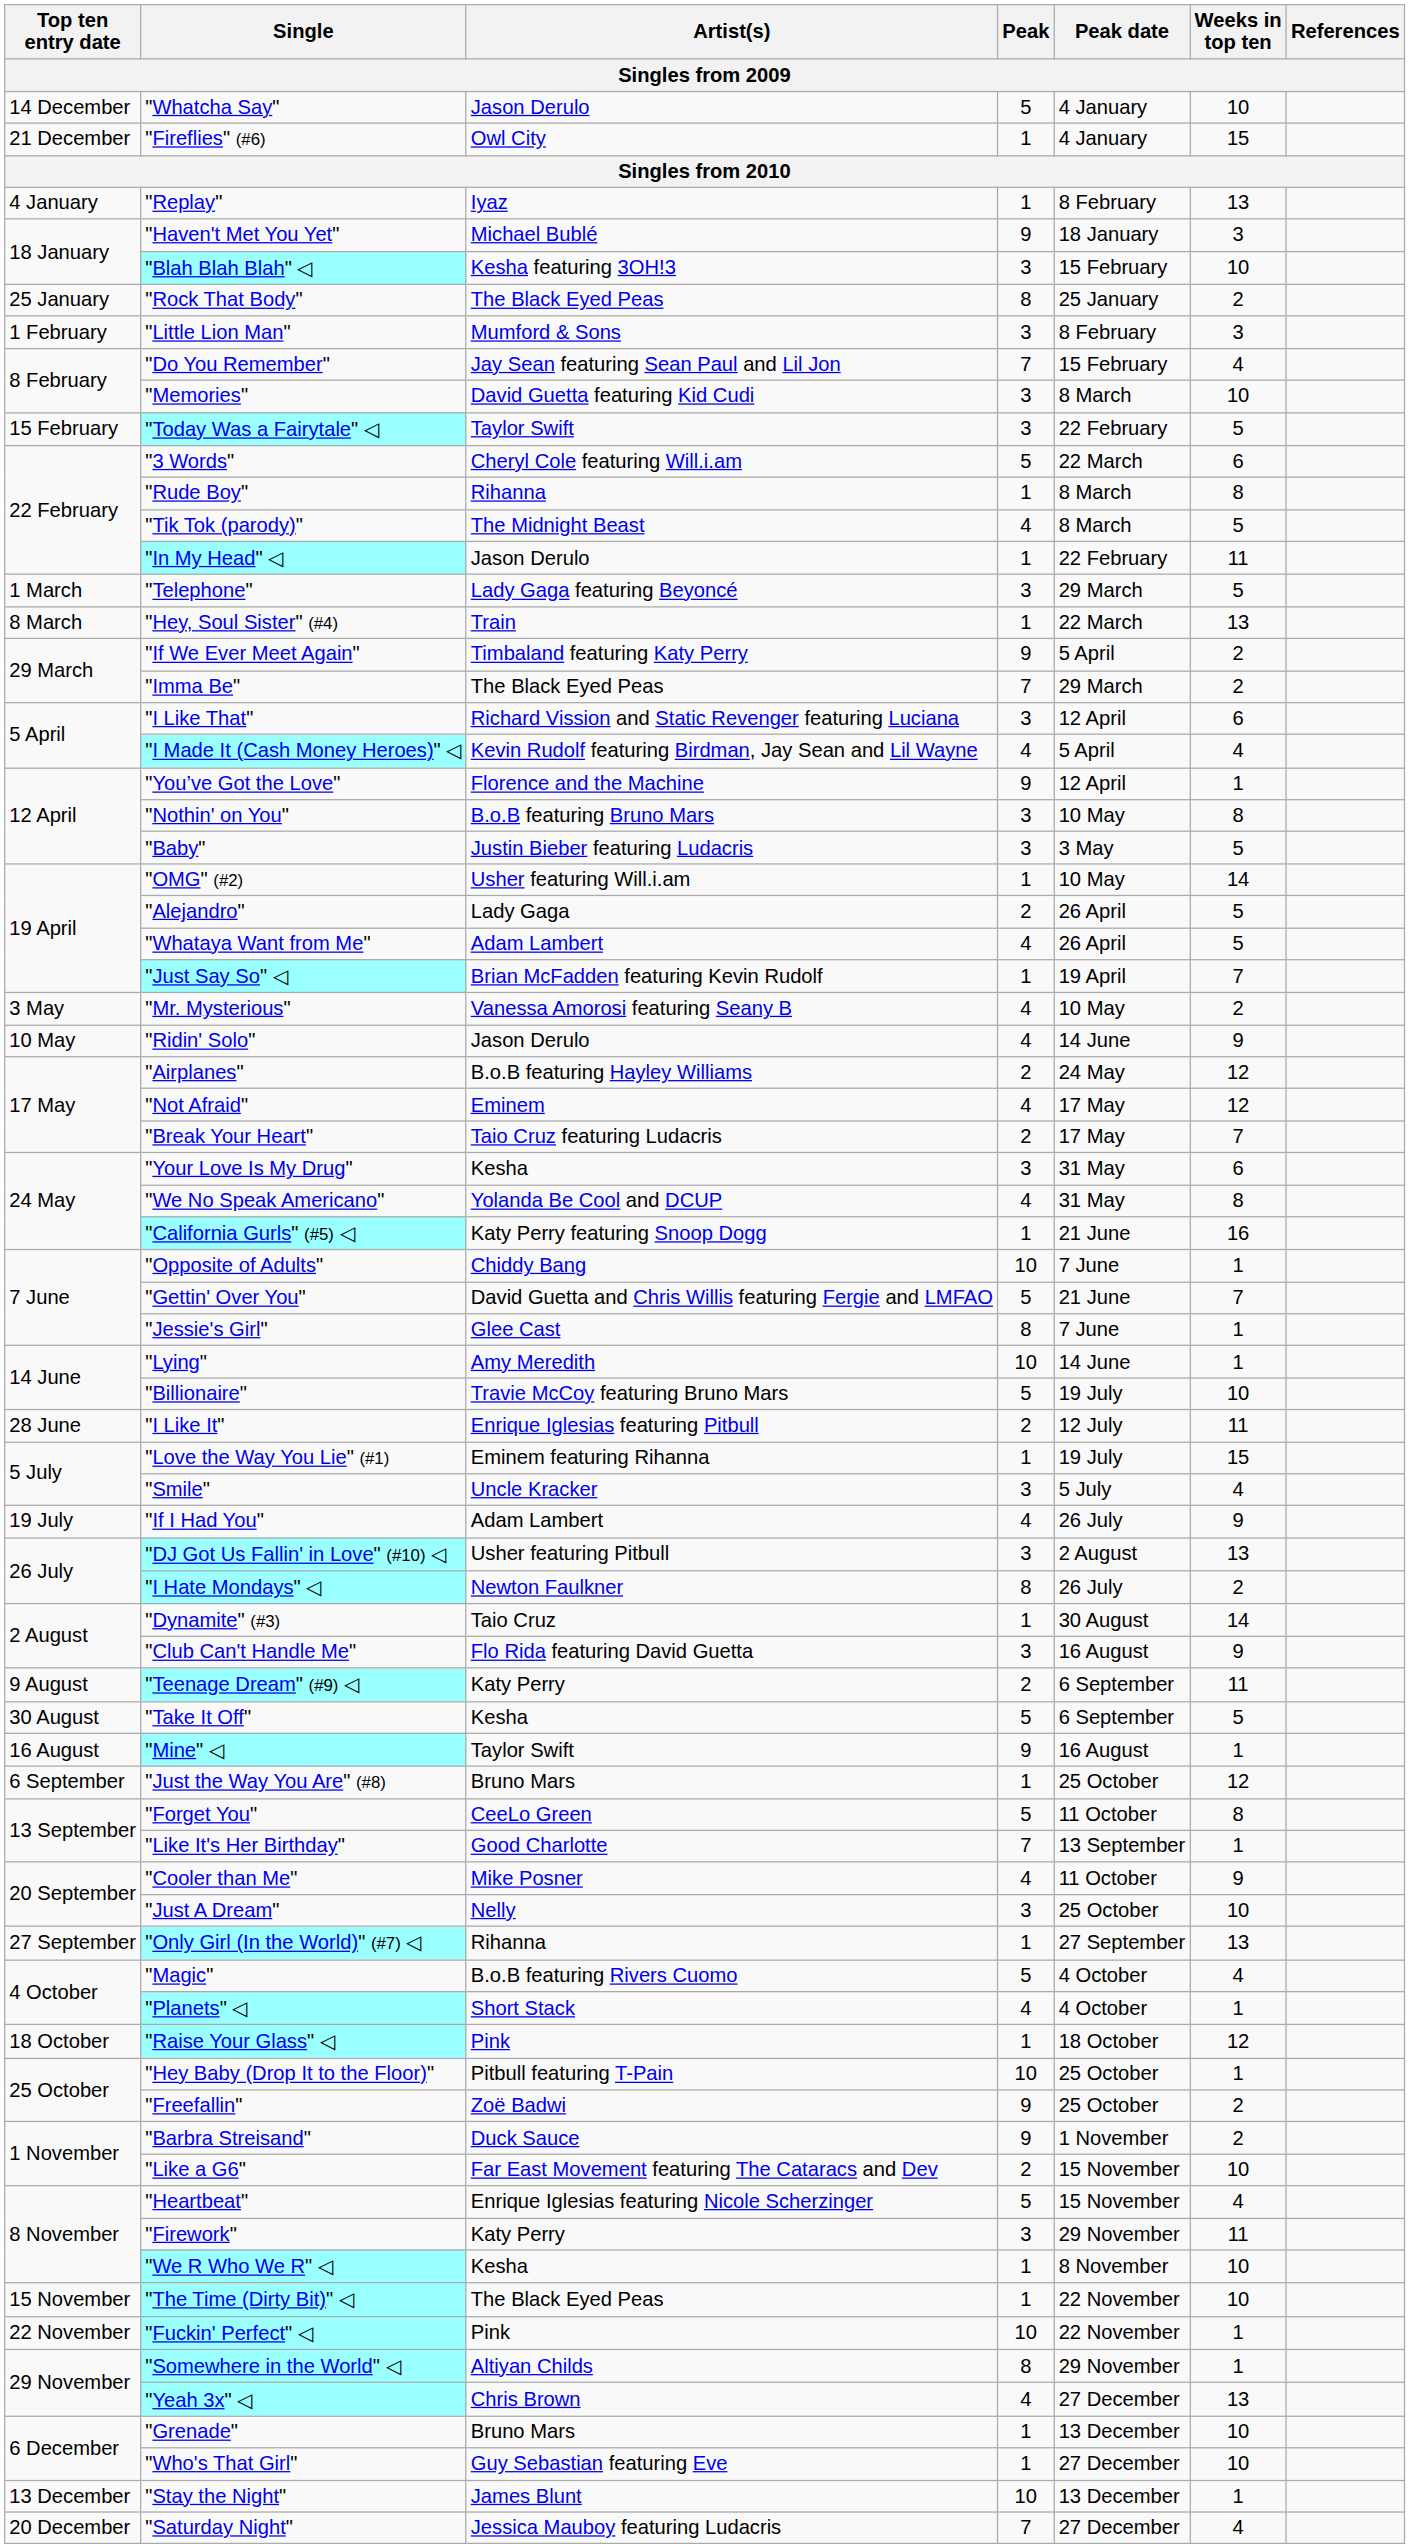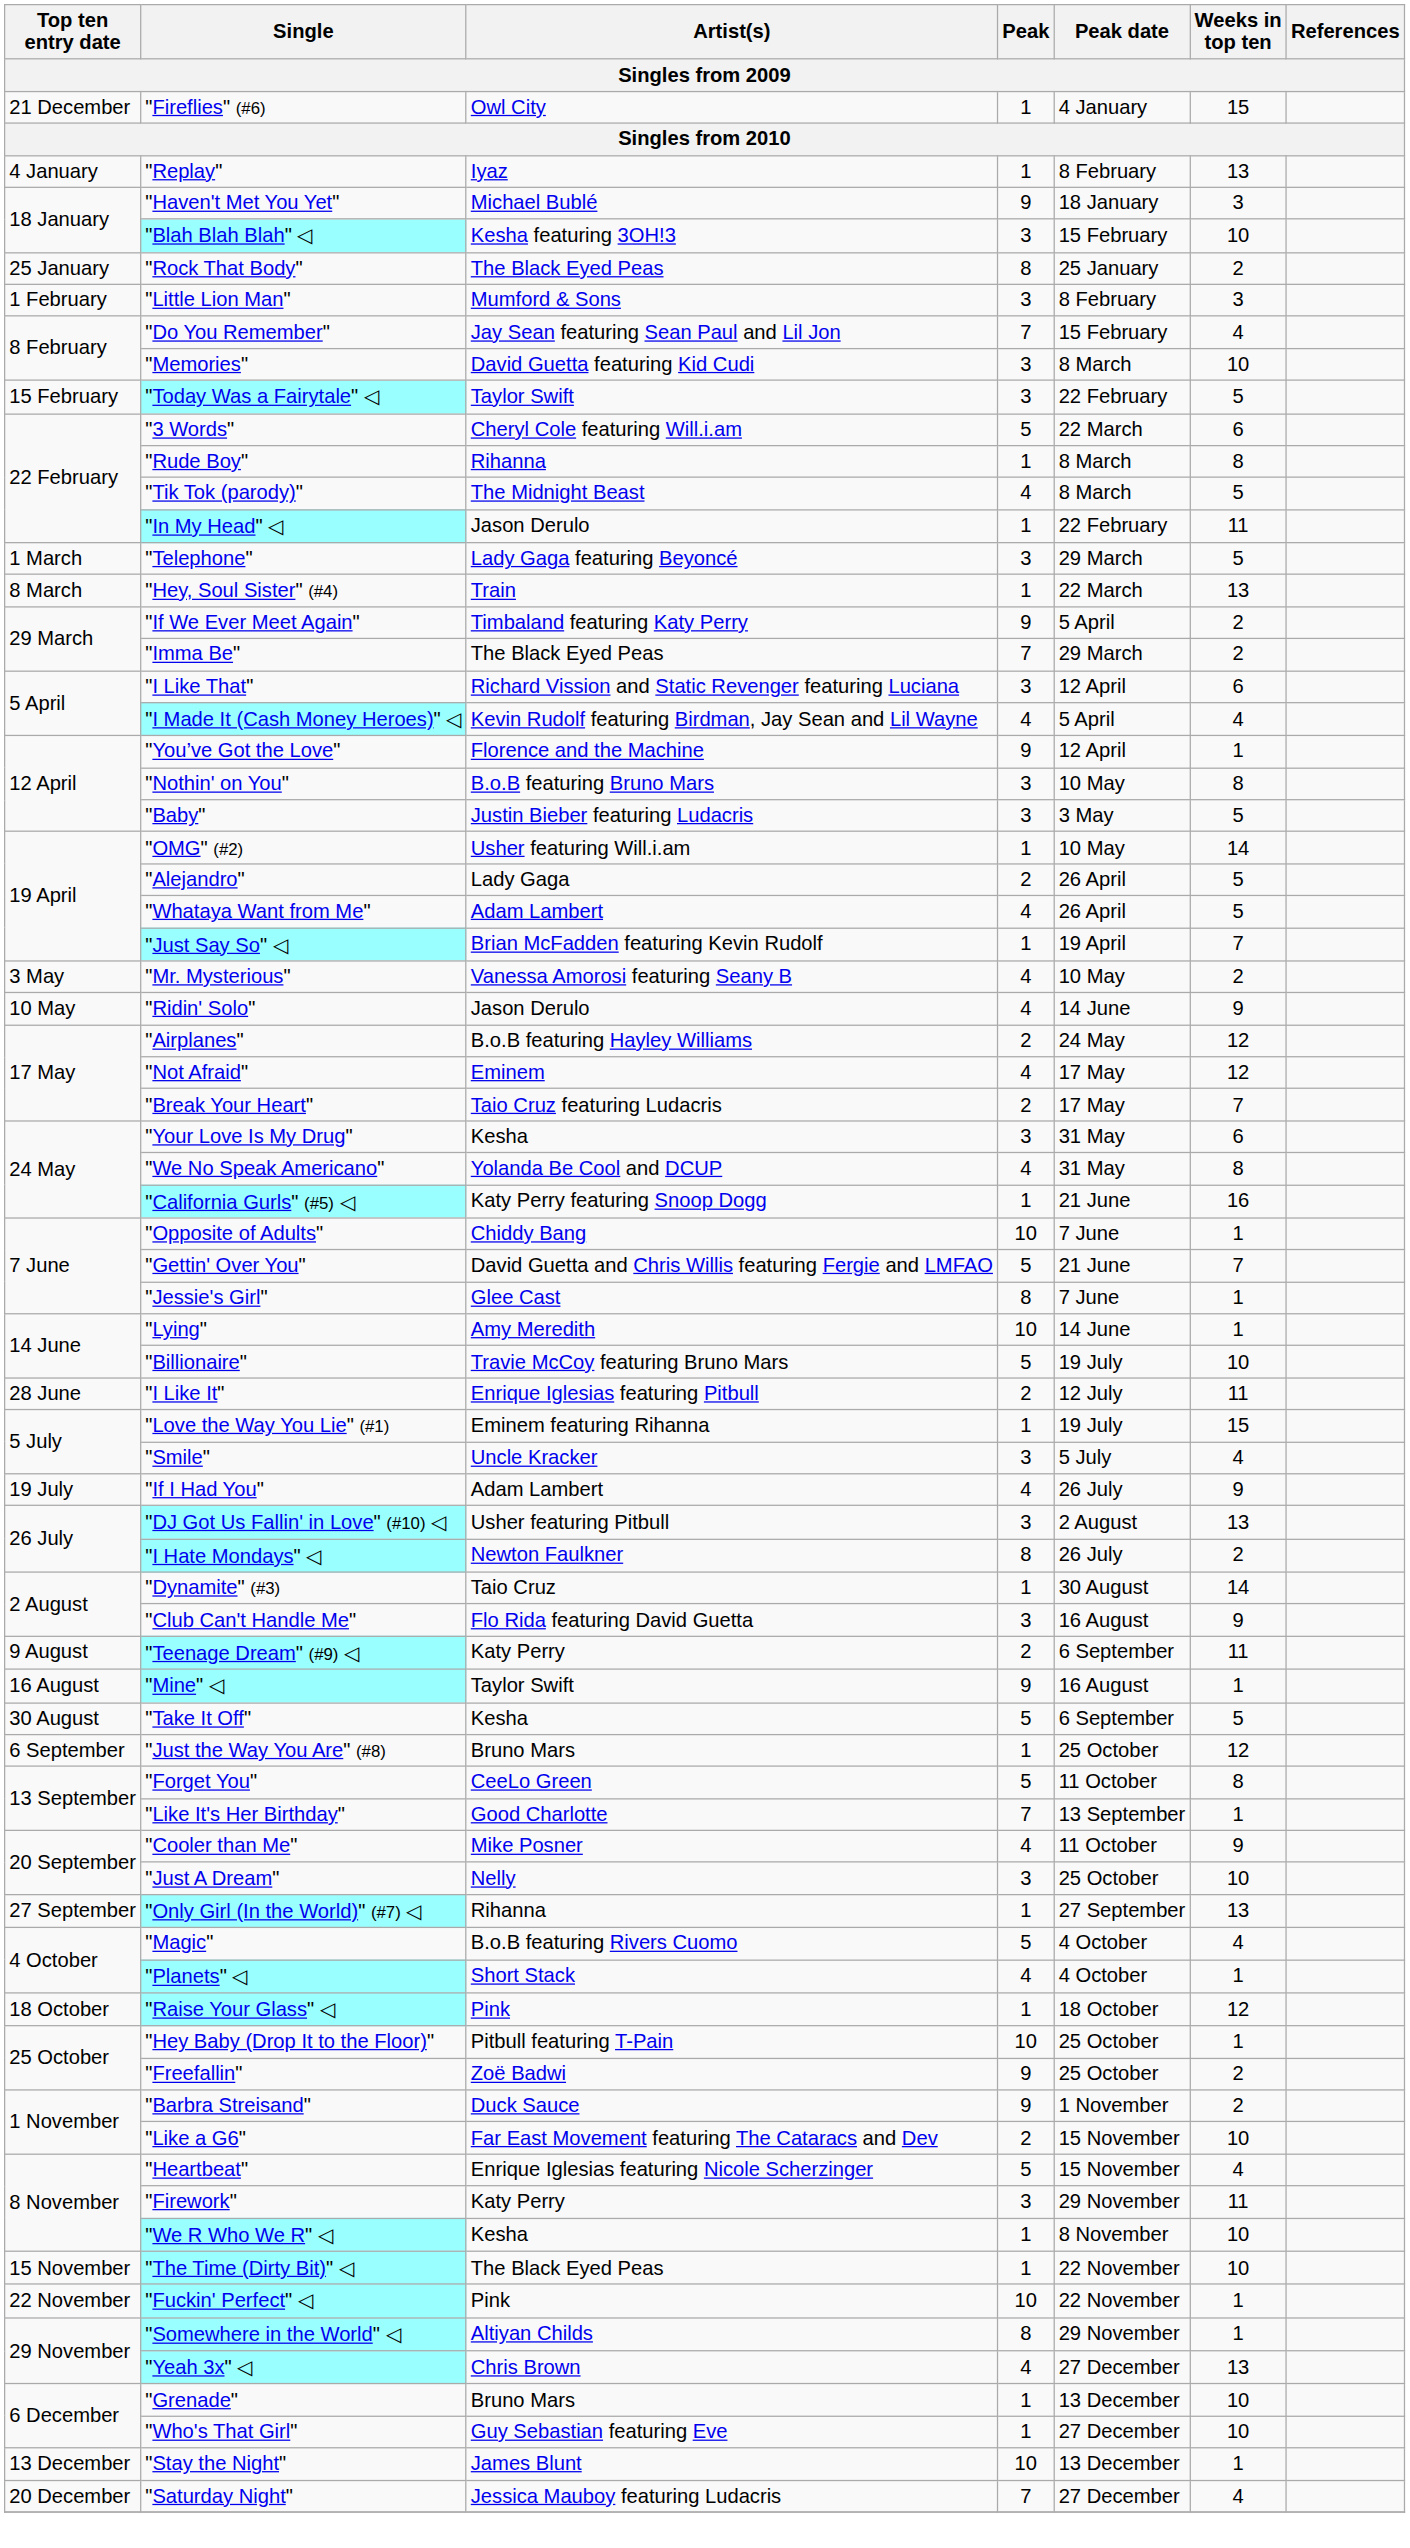- row: (212, 107)
rows swapped: (185, 1750) <-> (198, 1717)
